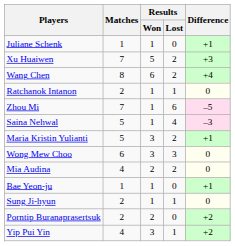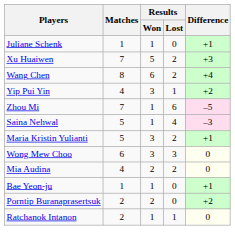rows swapped: (28, 232) <-> (42, 91)
- row: (31, 201)
